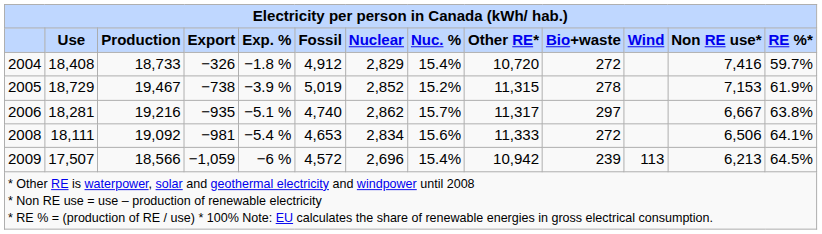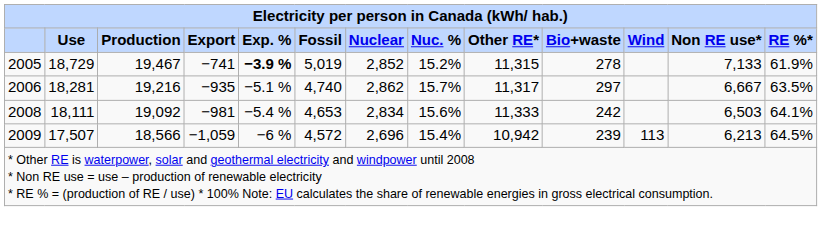- row: (25, 64)
(218, 87) −738 -> (218, 64) −741
(268, 87) normal -> (268, 64) bold
(743, 87) 7,153 -> (743, 64) 7,133
(791, 111) 63.8% -> (791, 87) 63.5%
(608, 135) 272 -> (608, 111) 242
(743, 135) 6,506 -> (743, 111) 6,503
